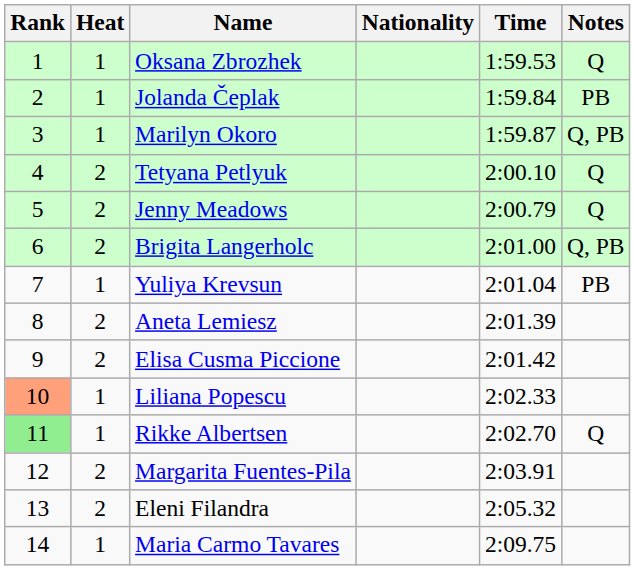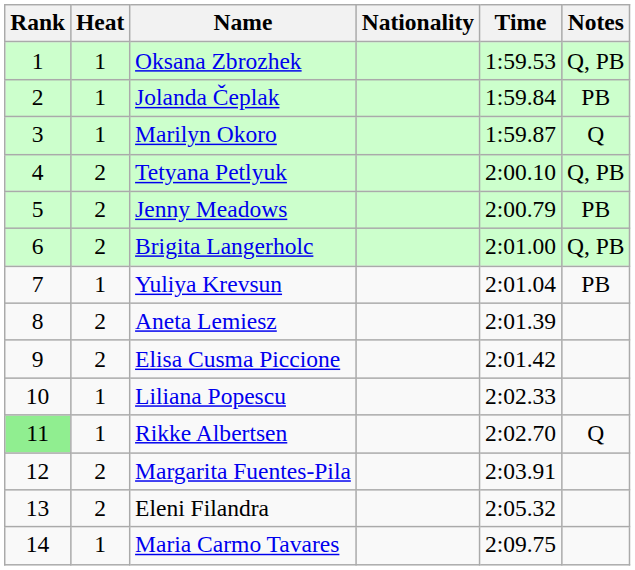(596, 60) Q -> (596, 60) Q, PB
(596, 135) Q, PB -> (596, 135) Q
(596, 172) Q -> (596, 172) Q, PB
(596, 209) Q -> (596, 209) PB
(38, 396) lightsalmon background -> (38, 396) no background
